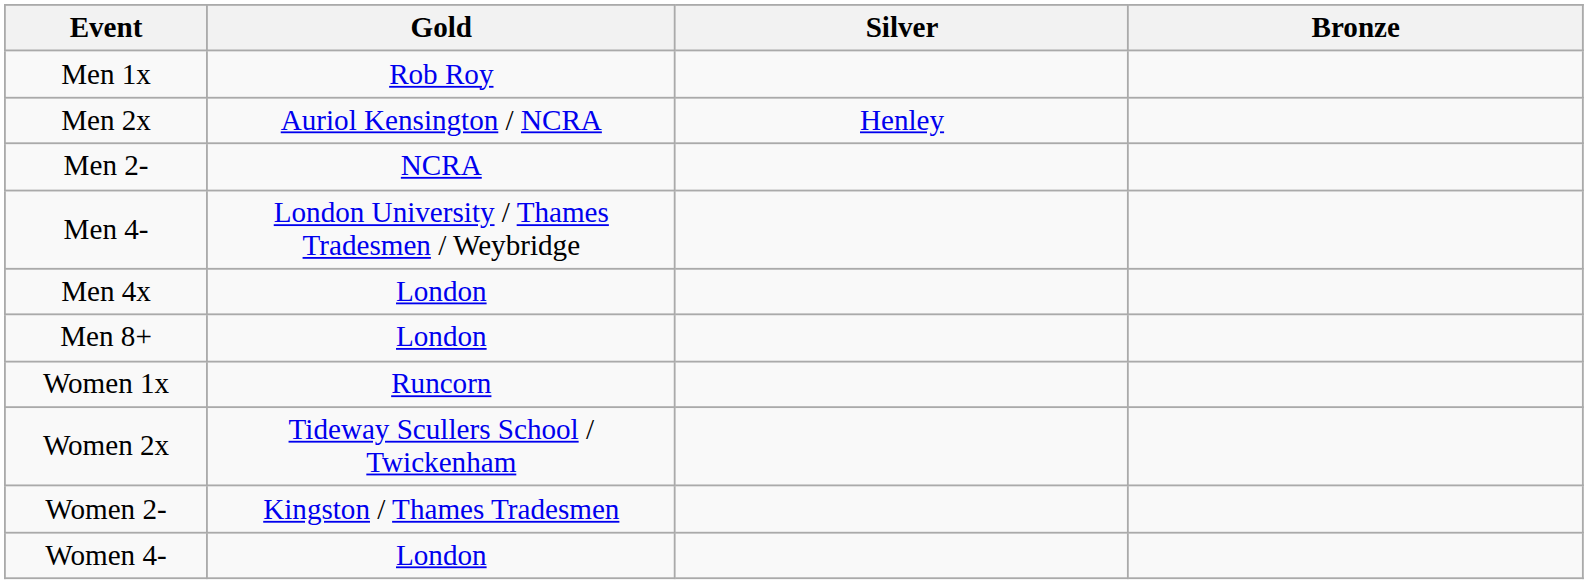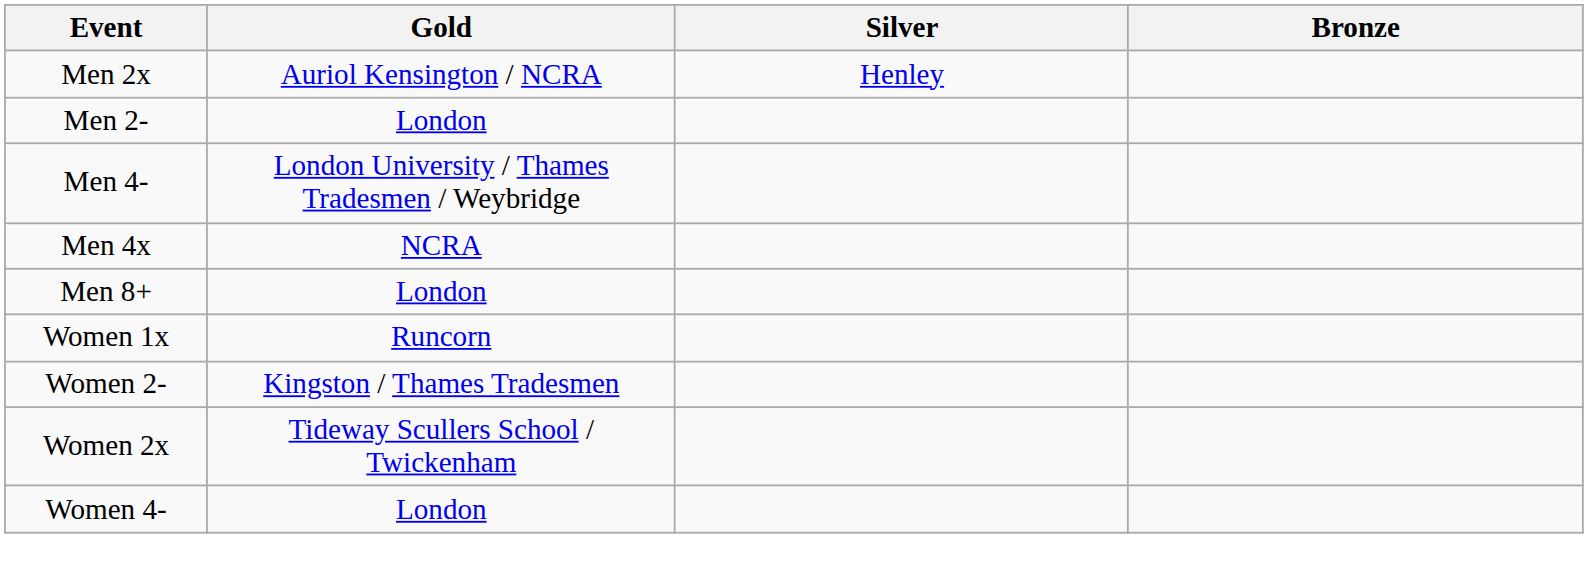- row: (106, 73)
(441, 166) NCRA -> (441, 119) London
(441, 291) London -> (441, 245) NCRA
rows swapped: (106, 446) <-> (106, 508)
